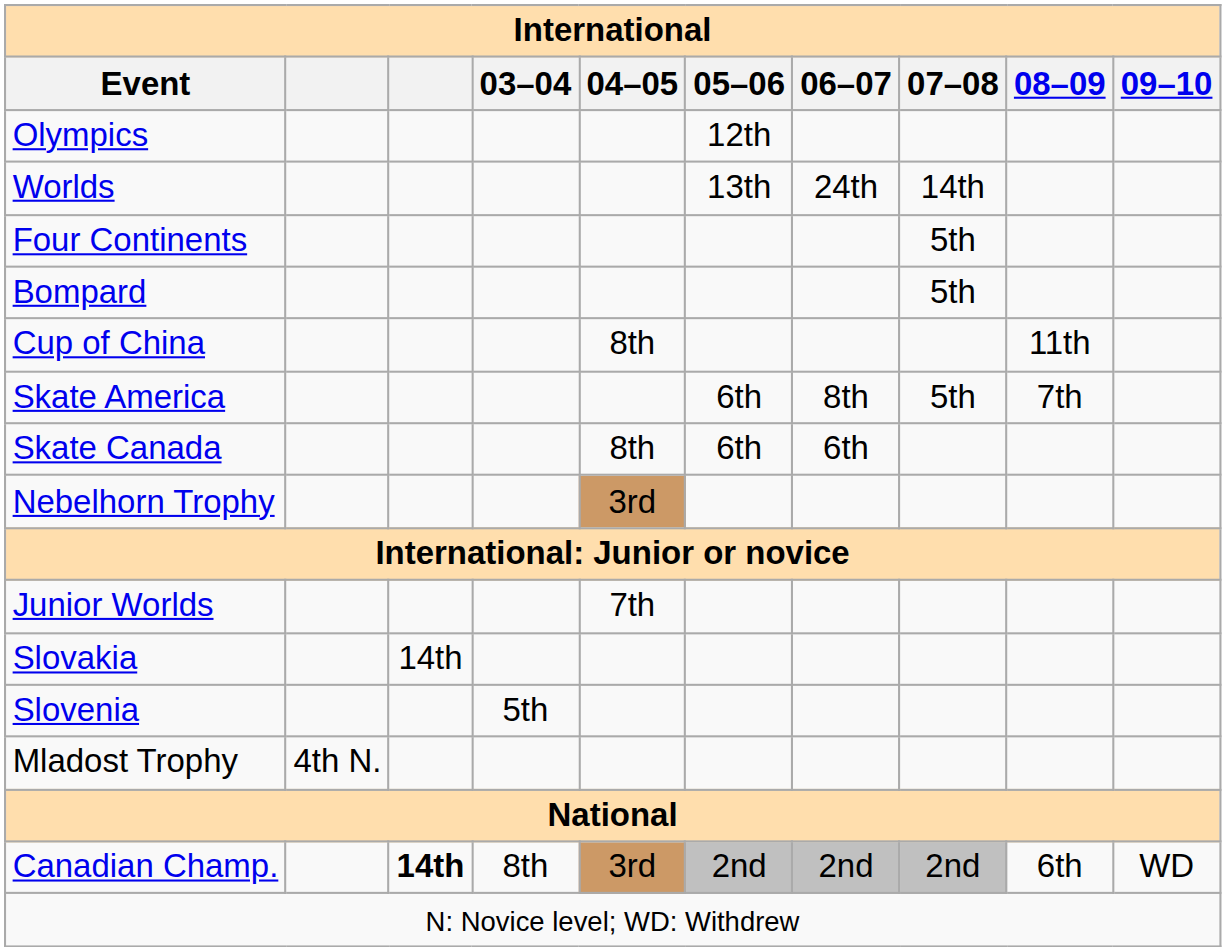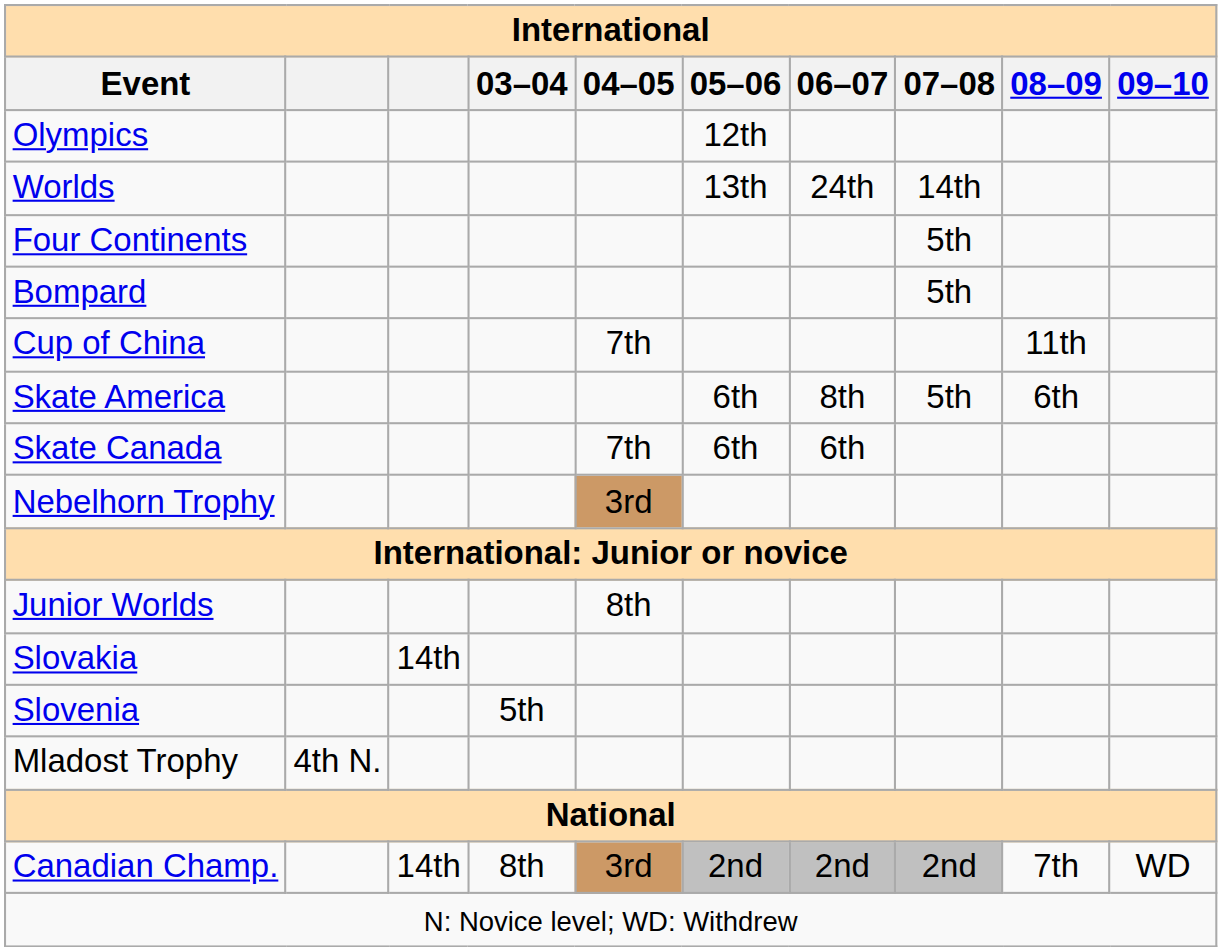(632, 344) 8th -> (629, 344) 7th
(1060, 396) 7th -> (1056, 396) 6th
(632, 448) 8th -> (629, 448) 7th
(632, 605) 7th -> (629, 605) 8th
(431, 866) bold -> (429, 866) normal
(1060, 866) 6th -> (1056, 866) 7th
